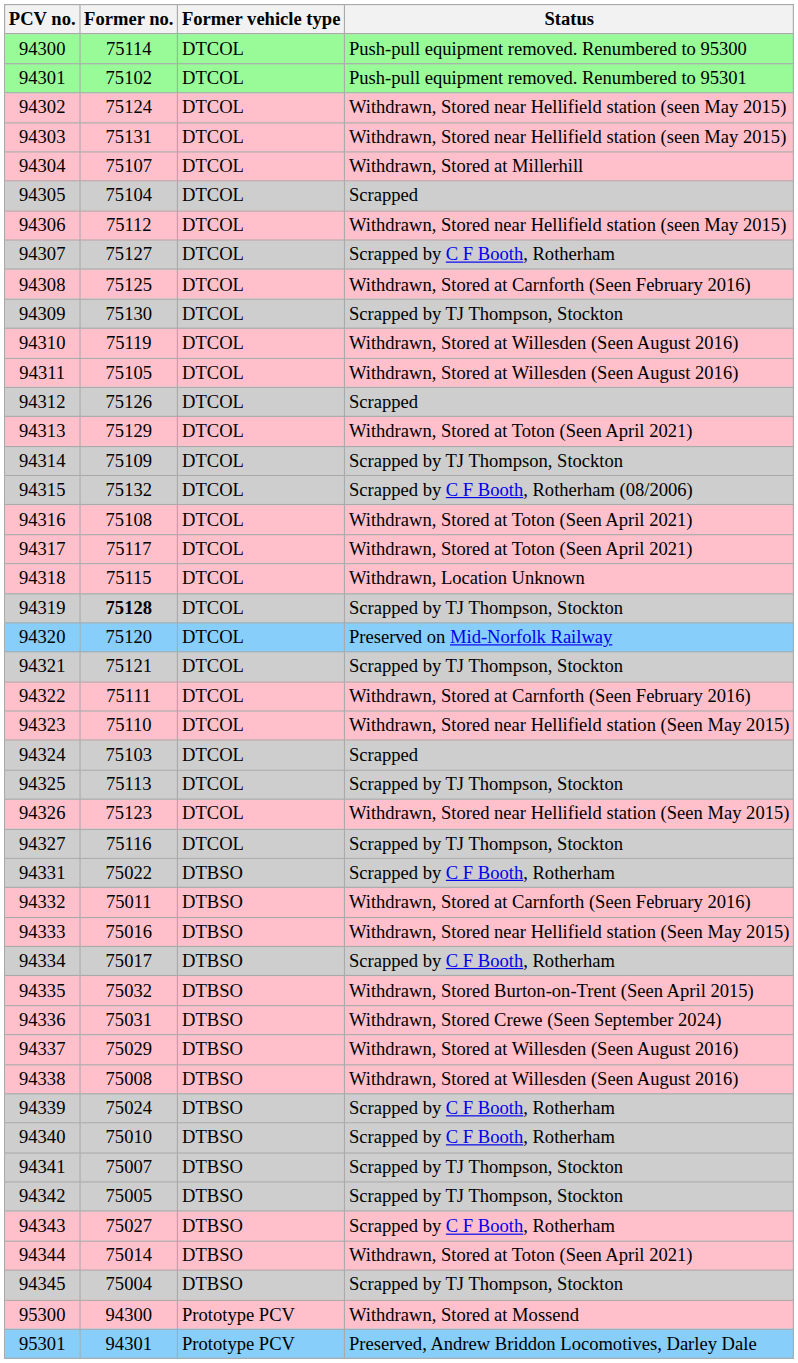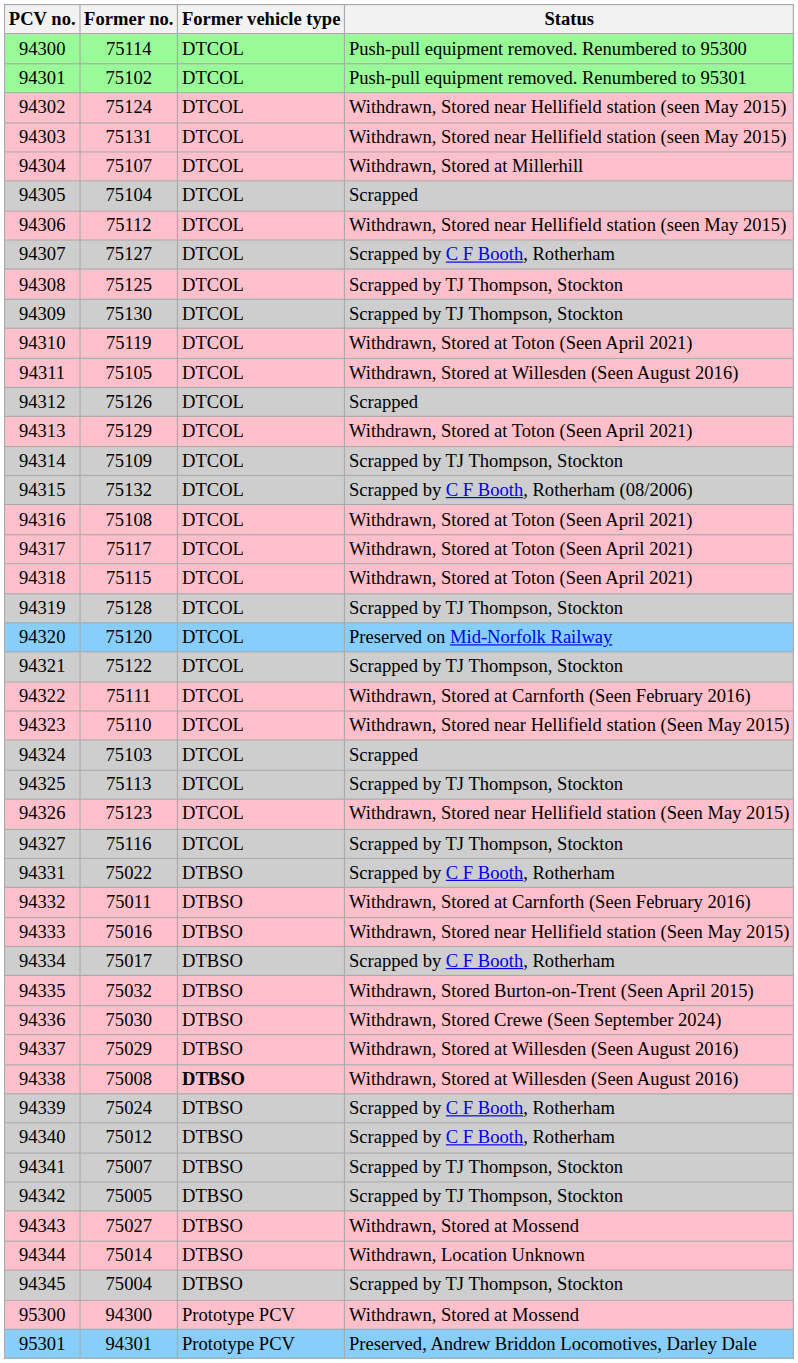(550, 284) Withdrawn, Stored at Carnforth (Seen February 2016) -> (486, 284) Scrapped by TJ Thompson, Stockton
(544, 343) Withdrawn, Stored at Willesden (Seen August 2016) -> (521, 343) Withdrawn, Stored at Toton (Seen April 2021)
(467, 578) Withdrawn, Location Unknown -> (521, 578) Withdrawn, Stored at Toton (Seen April 2021)
(129, 607) bold -> (129, 607) normal
(129, 666) 75121 -> (129, 666) 75122
(129, 1020) 75031 -> (129, 1020) 75030
(212, 1078) normal -> (213, 1078) bold
(129, 1137) 75010 -> (129, 1137) 75012
(482, 1226) Scrapped by C F Booth, Rotherham -> (464, 1226) Withdrawn, Stored at Mossend
(521, 1255) Withdrawn, Stored at Toton (Seen April 2021) -> (467, 1255) Withdrawn, Location Unknown
